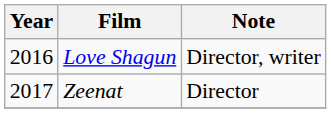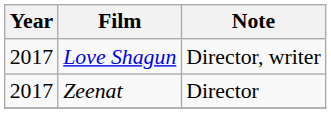(31, 56) 2016 -> (31, 56) 2017
